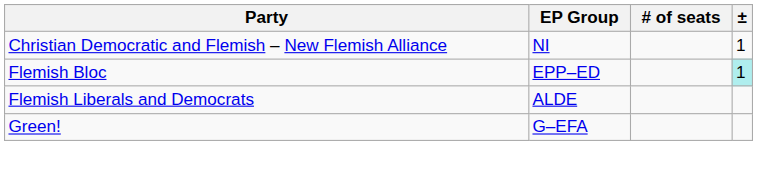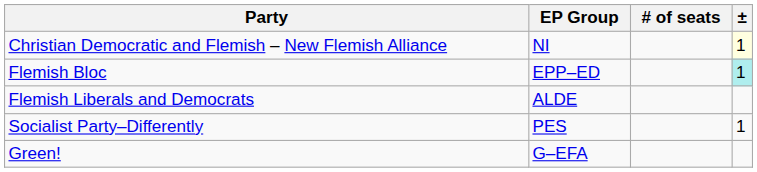(741, 45) no background -> (741, 45) lightyellow background
+ row: (106, 126)
